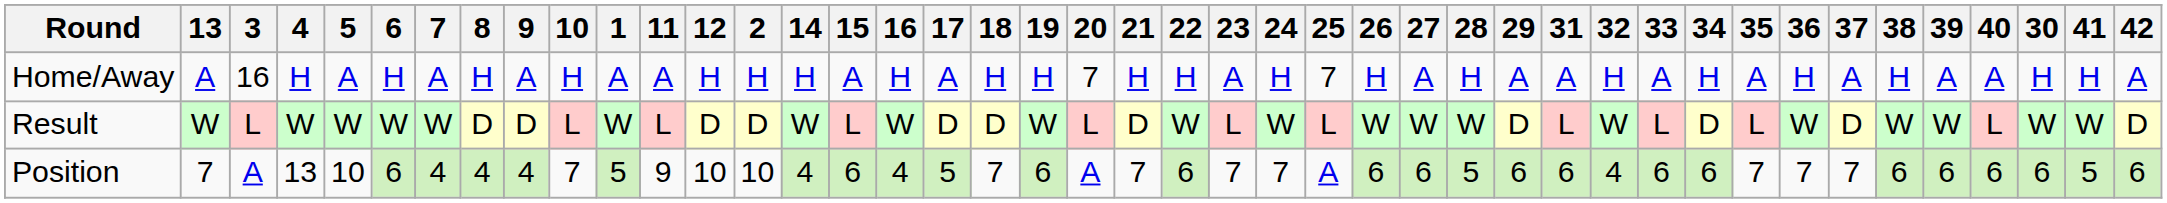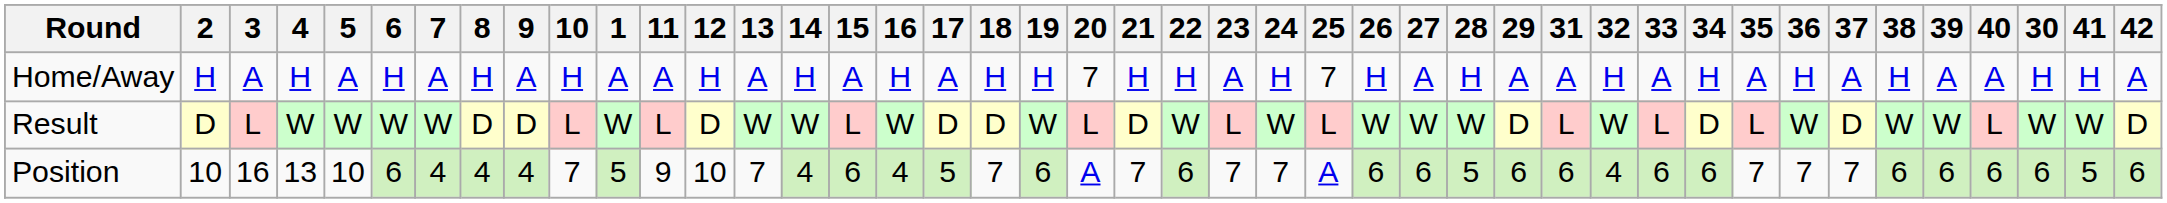columns swapped: (757, 28) <-> (205, 28)
(253, 76) 16 -> (253, 76) A
(253, 172) A -> (253, 172) 16
